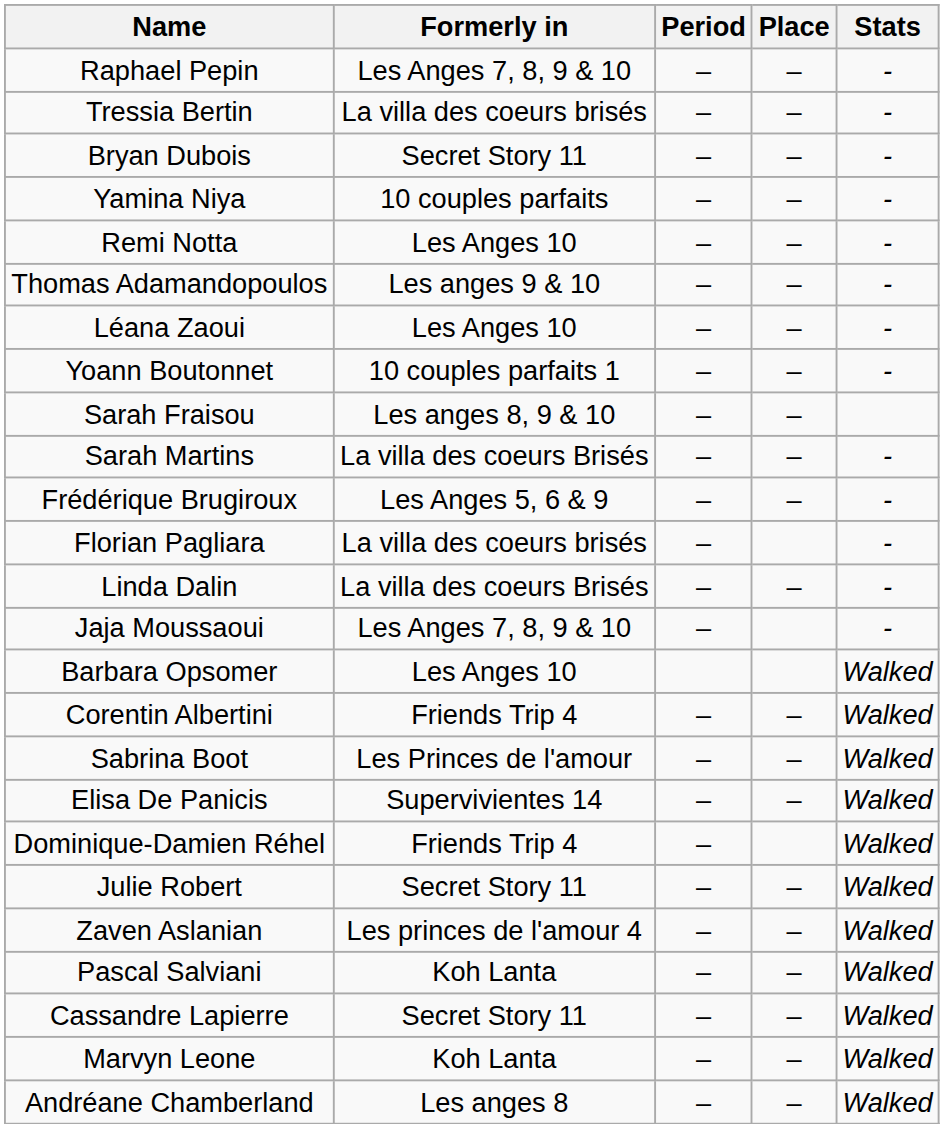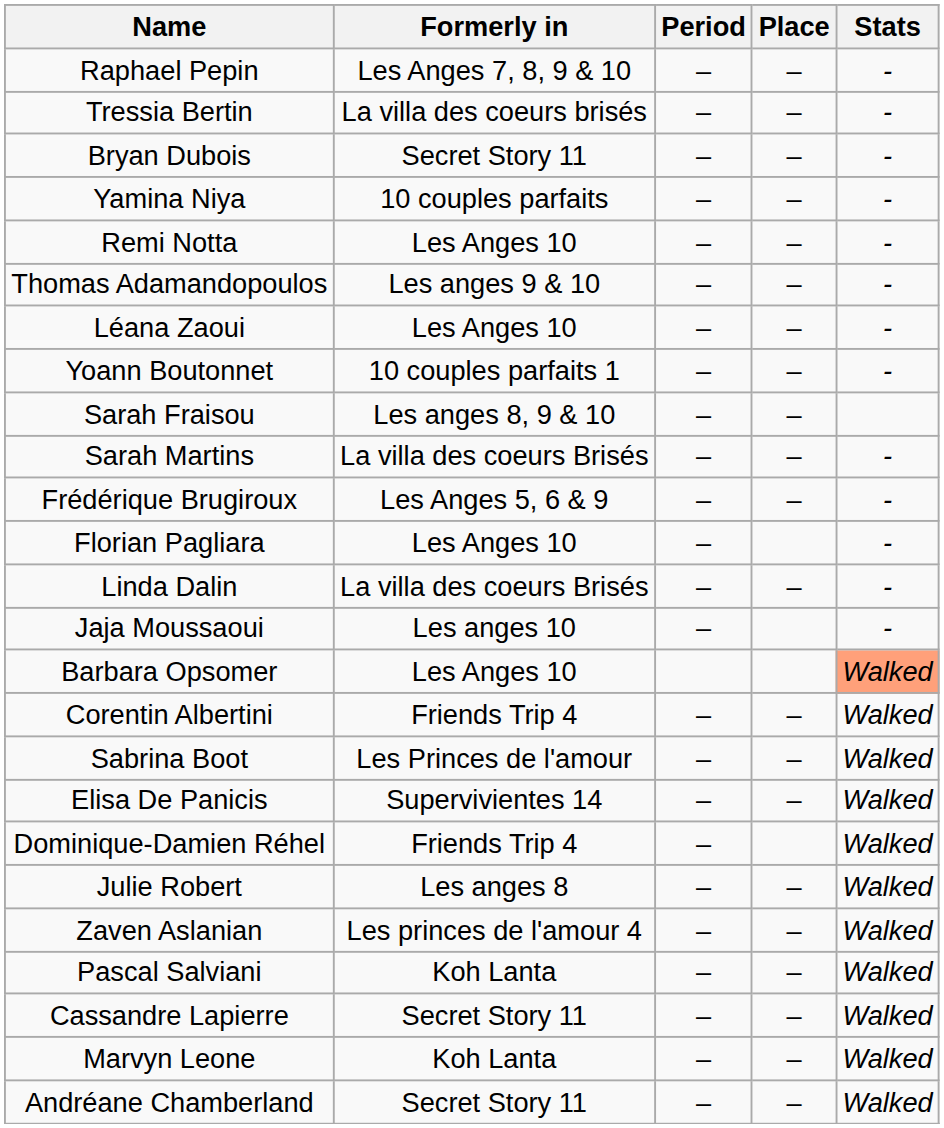(494, 543) La villa des coeurs brisés -> (494, 543) Les Anges 10
(494, 629) Les Anges 7, 8, 9 & 10 -> (494, 629) Les anges 10
(888, 672) no background -> (888, 672) lightsalmon background
(494, 887) Secret Story 11 -> (494, 887) Les anges 8
(494, 1102) Les anges 8 -> (494, 1102) Secret Story 11
